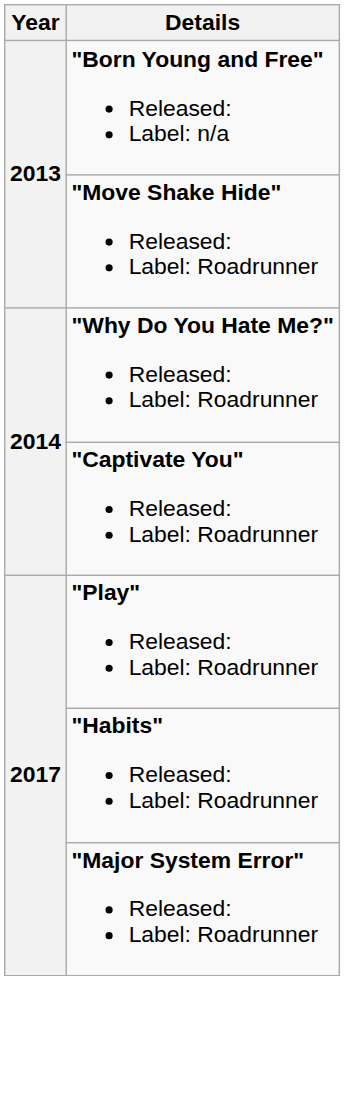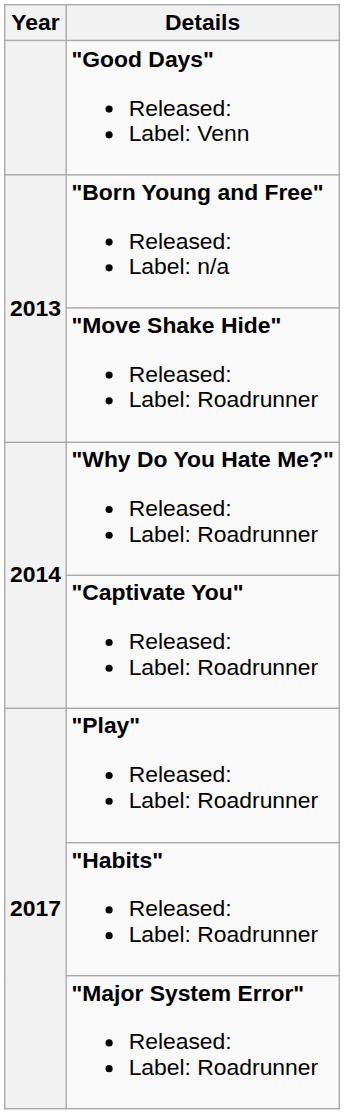+ row: (203, 96)
